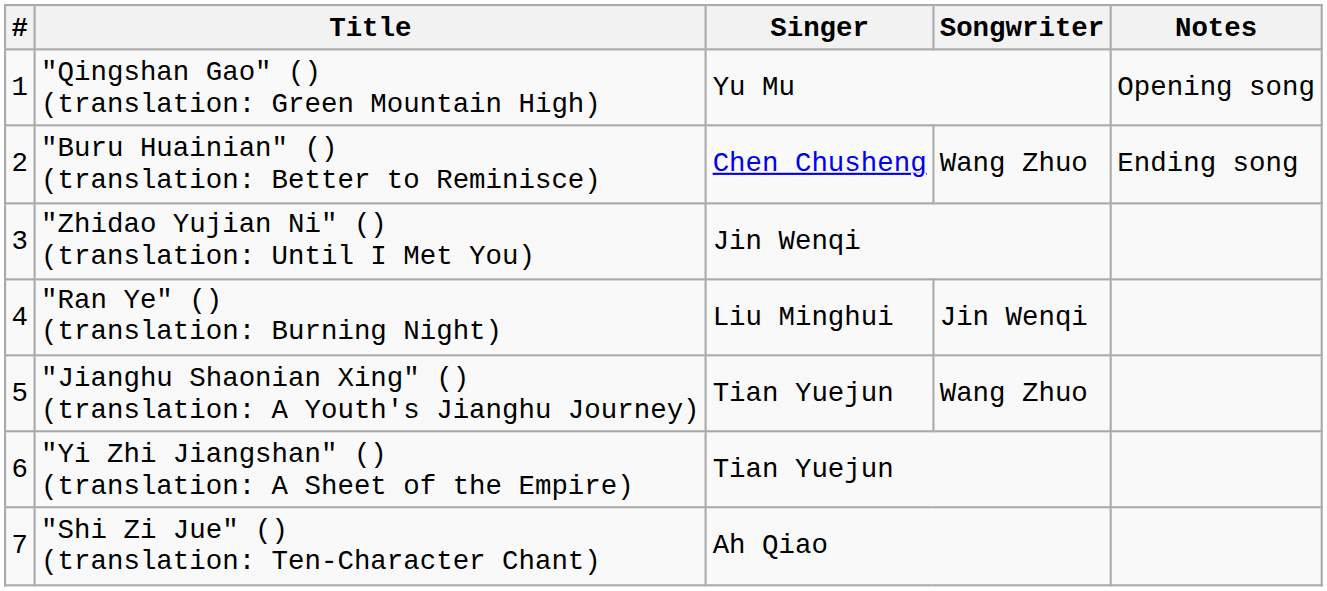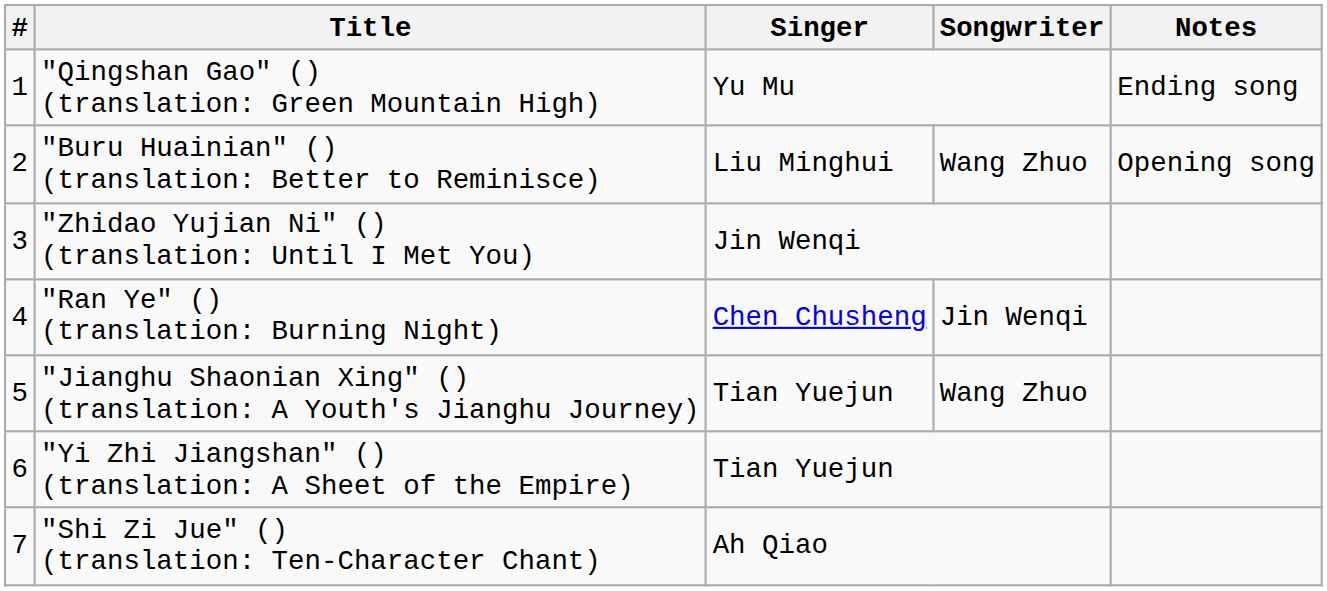(1216, 88) Opening song -> (1208, 88) Ending song
(820, 164) Chen Chusheng -> (803, 164) Liu Minghui
(1208, 164) Ending song -> (1216, 164) Opening song
(803, 317) Liu Minghui -> (820, 317) Chen Chusheng
